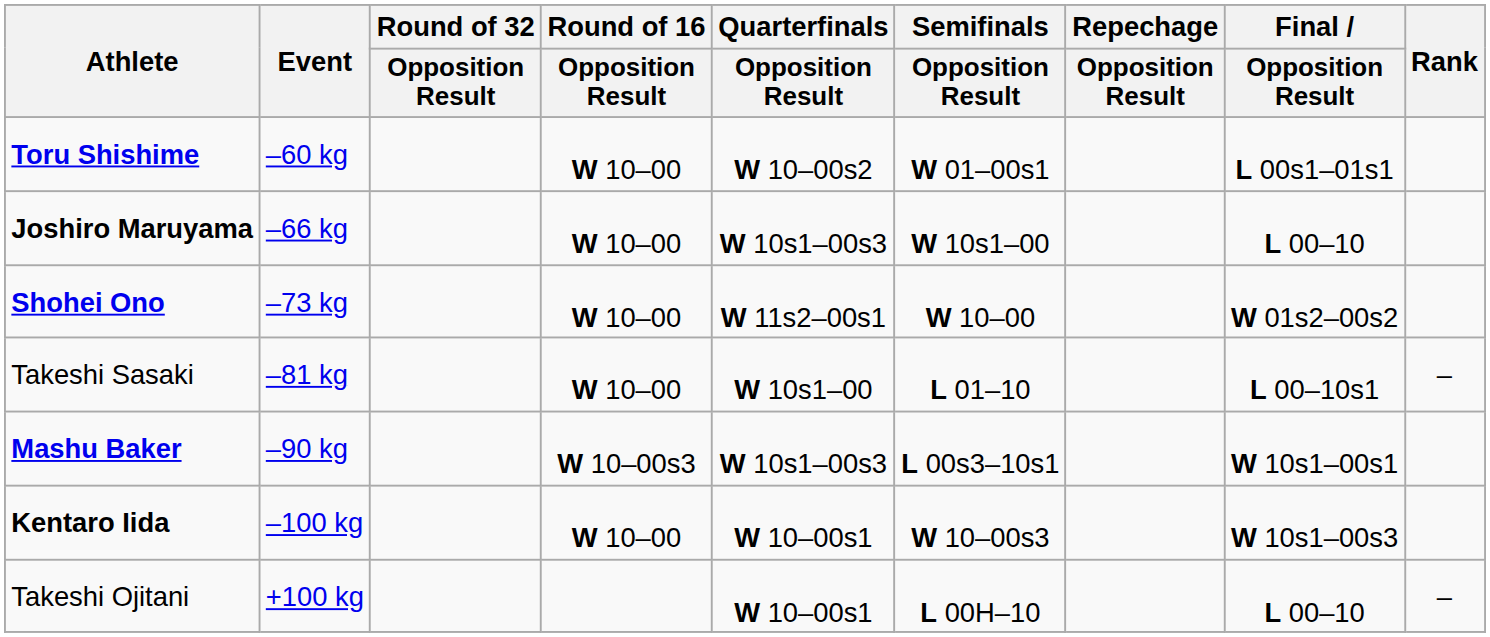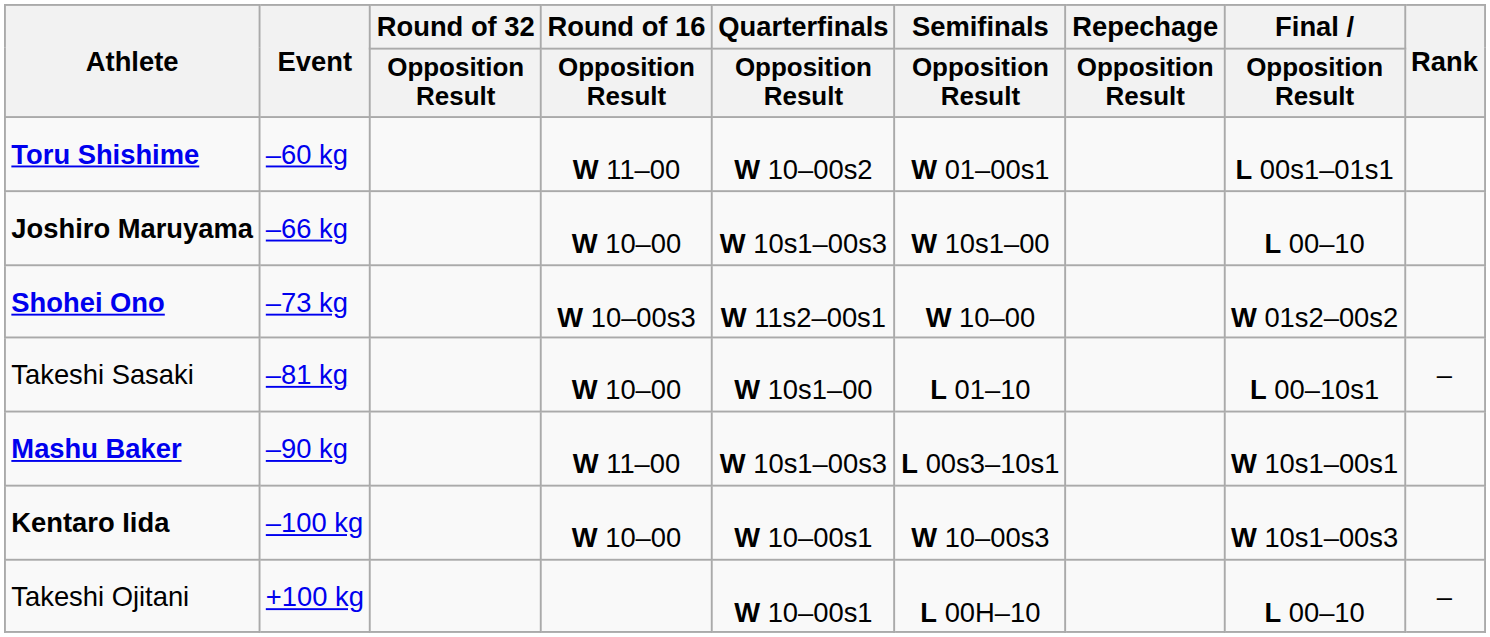(627, 170) W 10–00 -> (627, 170) W 11–00
(627, 317) W 10–00 -> (626, 317) W 10–00s3
(626, 464) W 10–00s3 -> (627, 464) W 11–00
